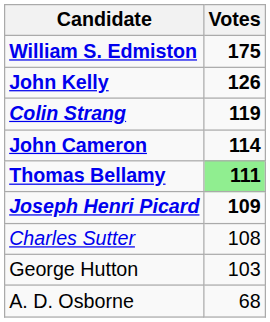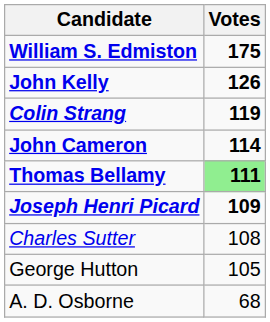(244, 269) 103 -> (244, 269) 105
